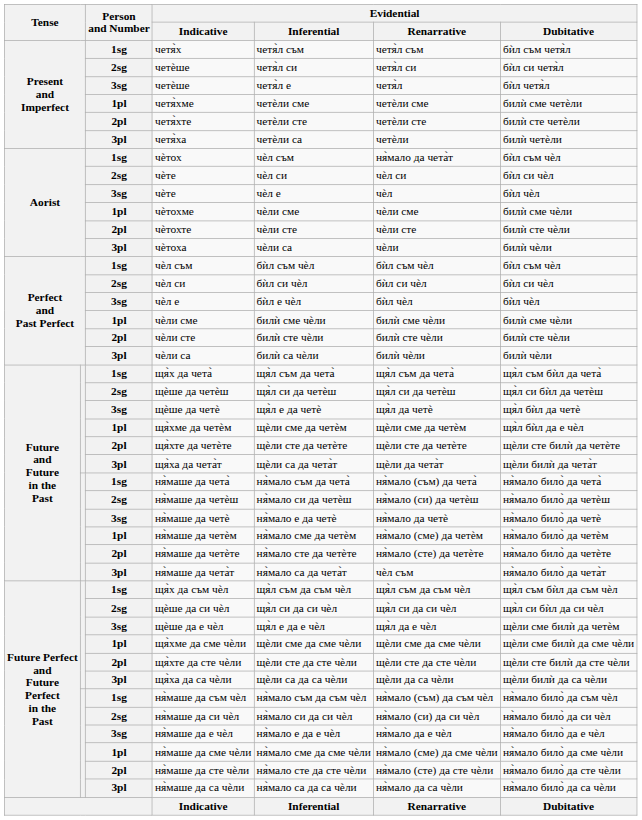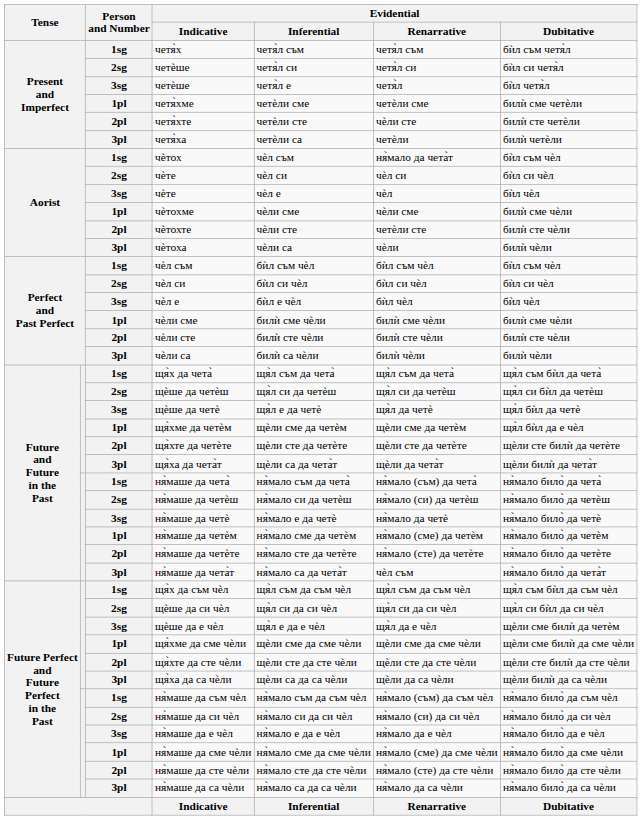(401, 121) четѐли сте -> (396, 121) чѐли сте
(396, 229) чѐли сте -> (401, 229) четѐли сте
